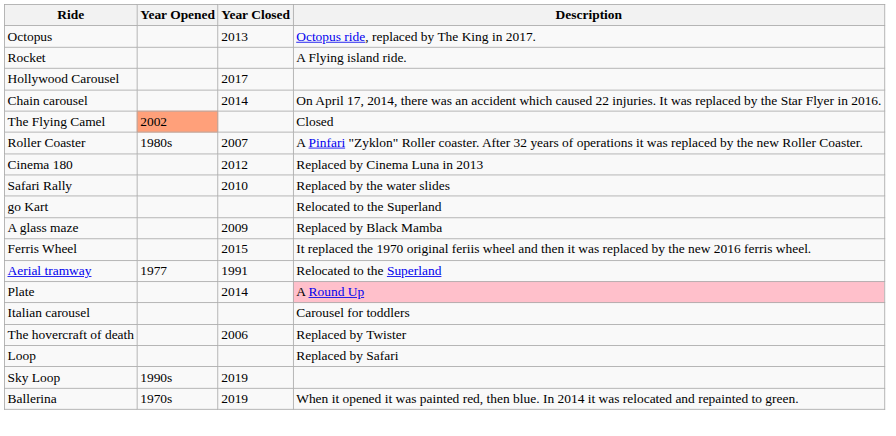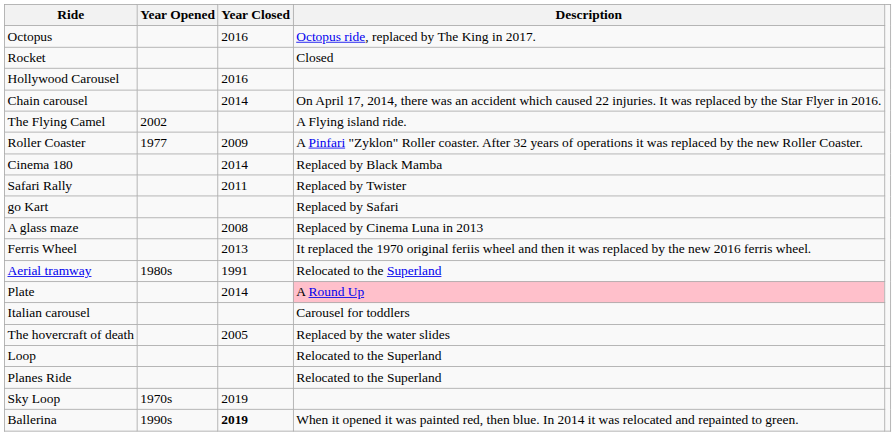(235, 36) 2013 -> (235, 36) 2016
(351, 57) A Flying island ride. -> (315, 57) Closed
(235, 79) 2017 -> (235, 79) 2016
(154, 121) lightsalmon background -> (154, 121) no background
(315, 121) Closed -> (351, 121) A Flying island ride.
(156, 143) 1980s -> (154, 143) 1977
(235, 143) 2007 -> (235, 143) 2009
(235, 164) 2012 -> (235, 164) 2014
(390, 164) Replaced by Cinema Luna in 2013 -> (369, 164) Replaced by Black Mamba
(235, 185) 2010 -> (234, 185) 2011
(373, 185) Replaced by the water slides -> (351, 185) Replaced by Twister
(369, 206) Relocated to the Superland -> (347, 206) Replaced by Safari
(235, 228) 2009 -> (235, 228) 2008
(369, 228) Replaced by Black Mamba -> (390, 228) Replaced by Cinema Luna in 2013
(235, 249) 2015 -> (235, 249) 2013
(154, 270) 1977 -> (156, 270) 1980s
(235, 334) 2006 -> (235, 334) 2005
(351, 334) Replaced by Twister -> (373, 334) Replaced by the water slides
(347, 356) Replaced by Safari -> (369, 356) Relocated to the Superland
+ row: (39, 377)
(156, 377) 1990s -> (156, 398) 1970s
(156, 398) 1970s -> (156, 420) 1990s
(235, 398) normal -> (235, 420) bold
